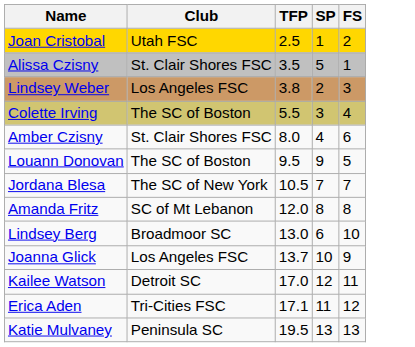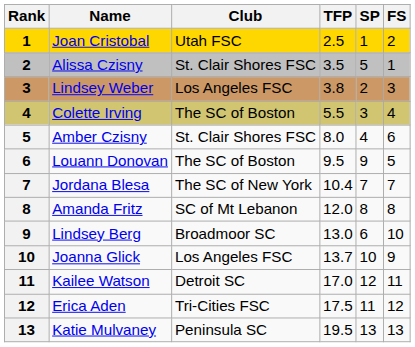+ column: (27, 16)
(294, 185) 10.5 -> (338, 185) 10.4
(294, 305) 17.1 -> (338, 305) 17.5
